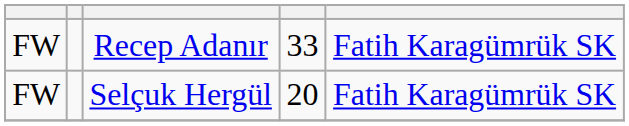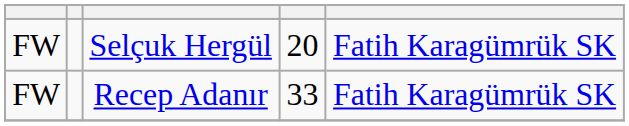rows swapped: (181, 44) <-> (181, 94)
